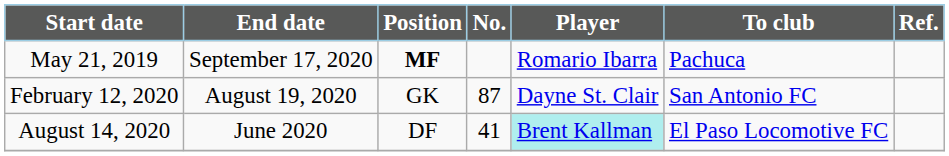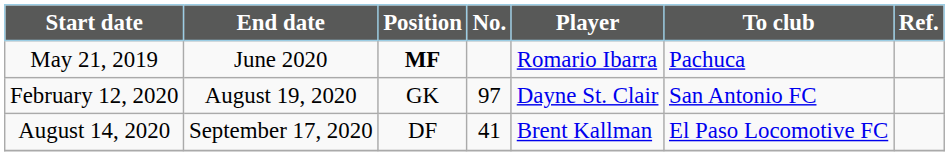(281, 58) September 17, 2020 -> (281, 58) June 2020
(489, 95) 87 -> (489, 95) 97
(281, 131) June 2020 -> (281, 131) September 17, 2020
(584, 131) paleturquoise background -> (584, 131) no background
